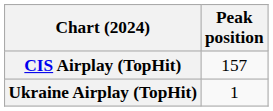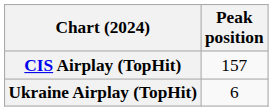(234, 92) 1 -> (234, 92) 6
